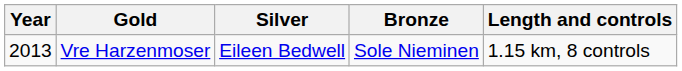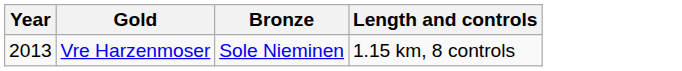- column: (282, 19)
